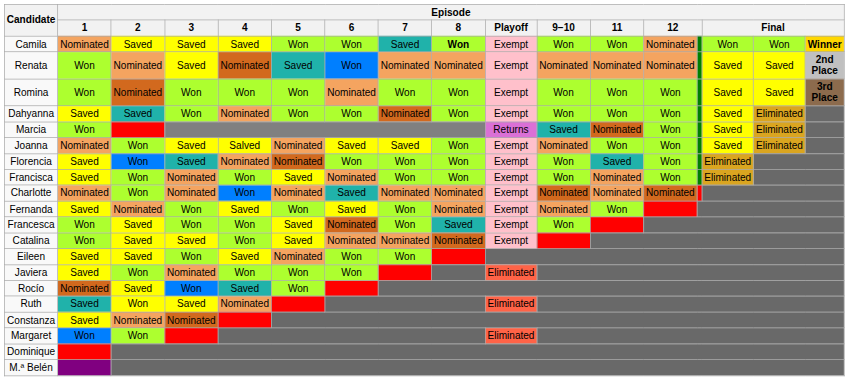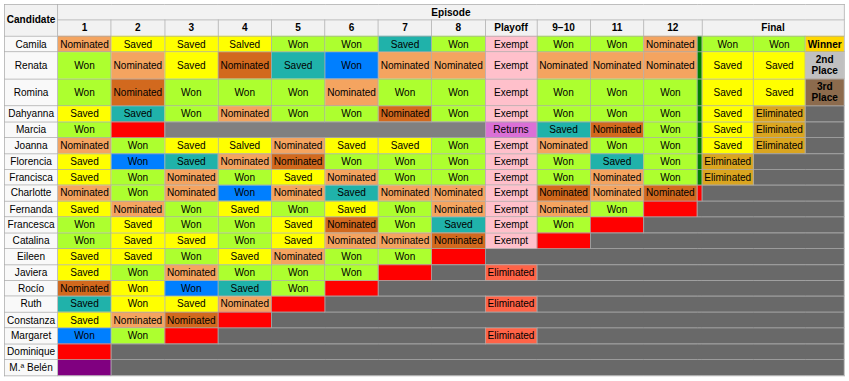(245, 44) Saved -> (245, 44) Salved
(458, 44) bold -> (458, 44) normal
(138, 288) Saved -> (138, 288) Won
